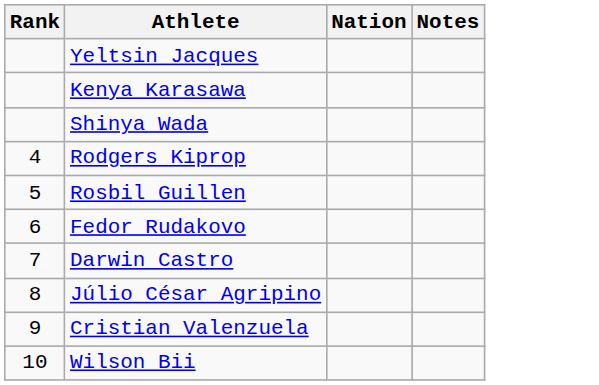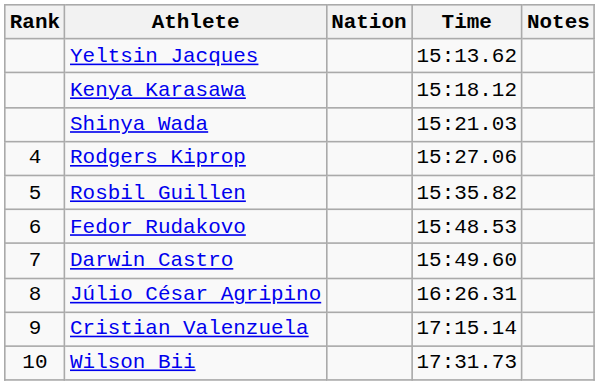+ column: (467, 22)
